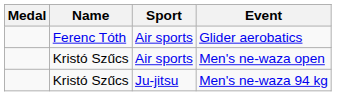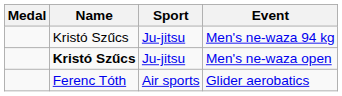rows swapped: (251, 37) <-> (264, 80)
(91, 59) normal -> (94, 59) bold
(164, 59) Air sports -> (164, 59) Ju-jitsu
